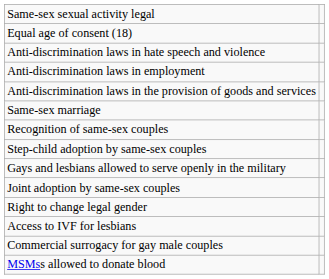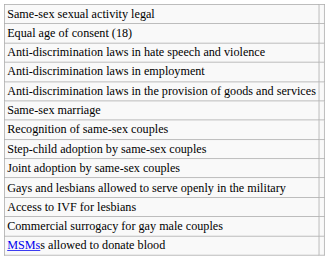rows swapped: (94, 187) <-> (146, 168)
- row: (77, 206)
